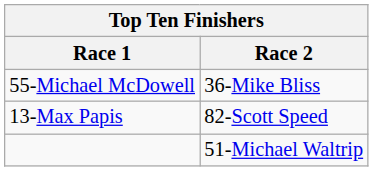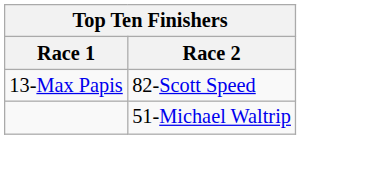- row: (102, 85)
